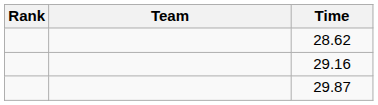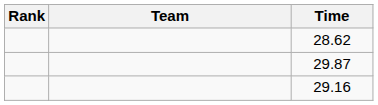rows swapped: (332, 64) <-> (332, 87)
